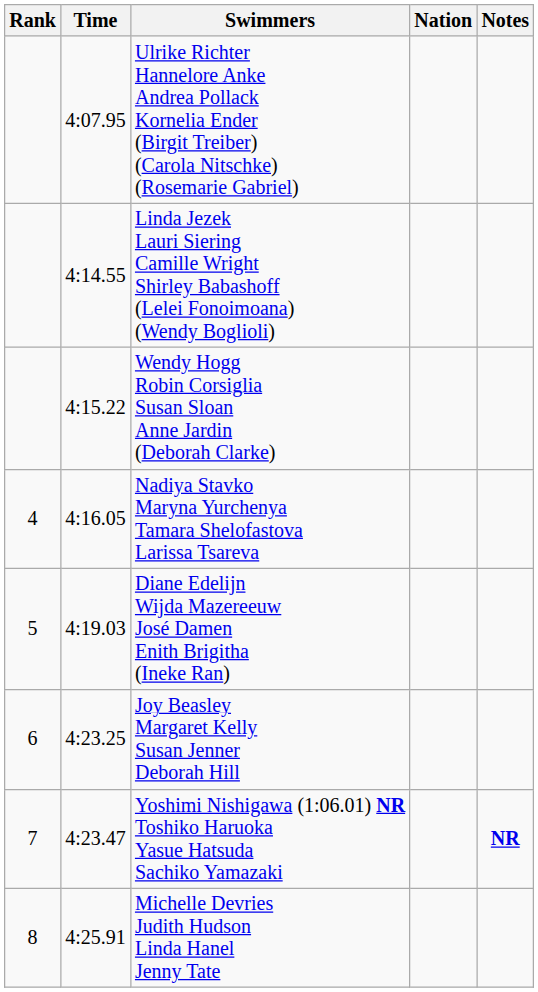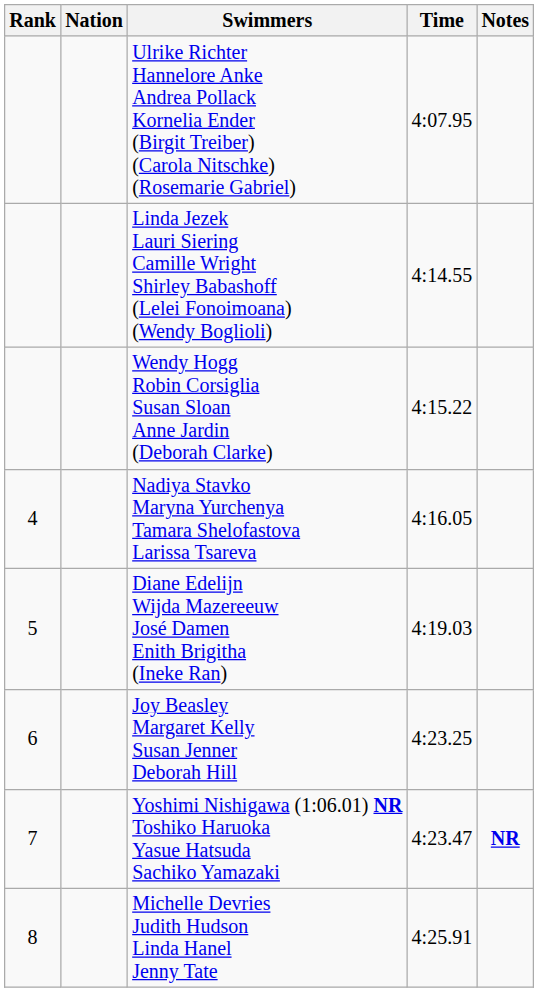columns swapped: (443, 20) <-> (95, 20)
